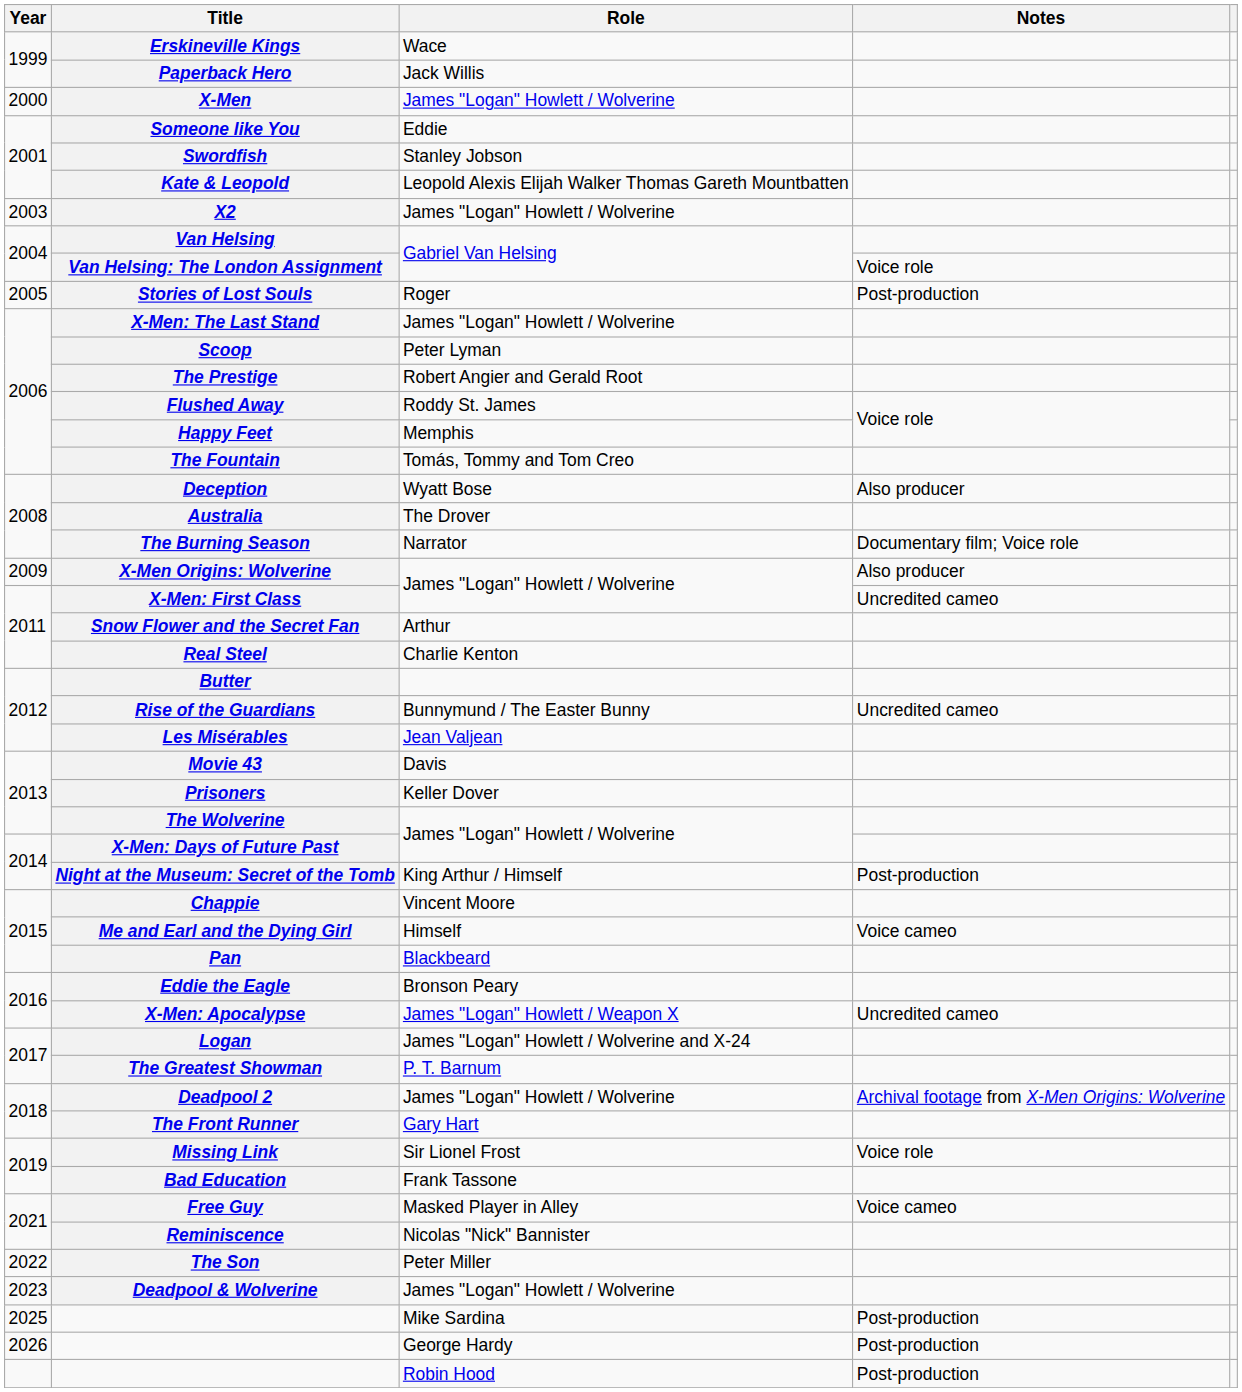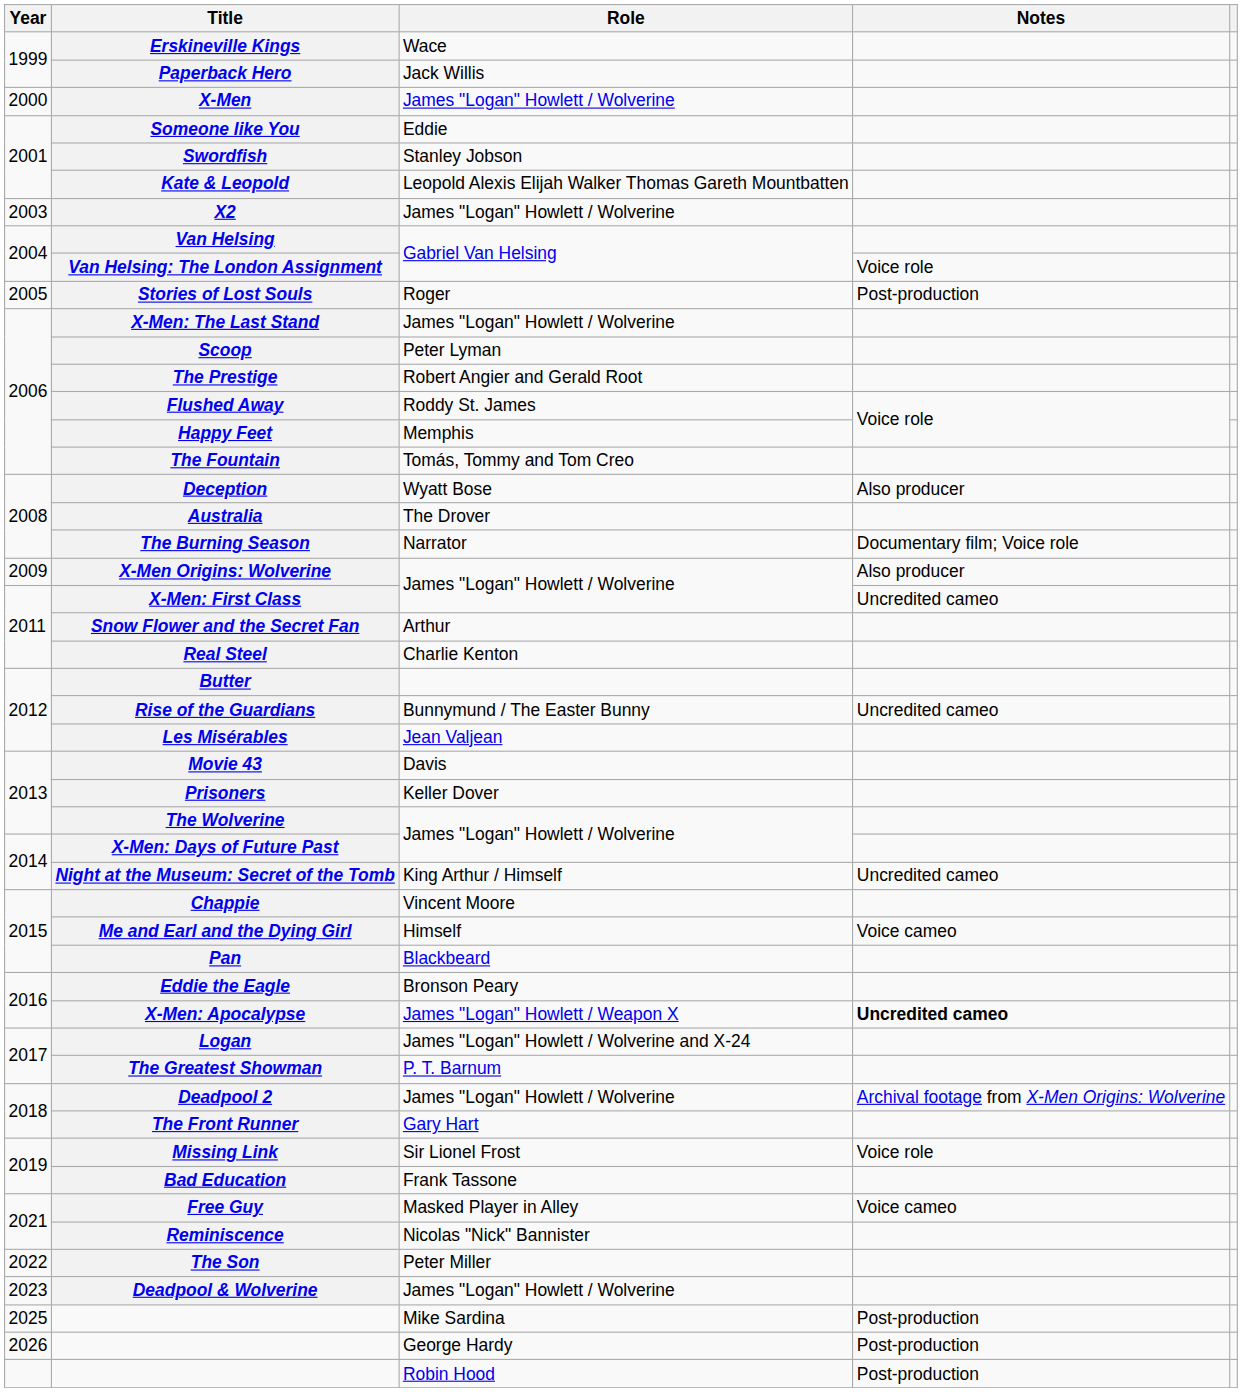(918, 875) Post-production -> (928, 875) Uncredited cameo
(928, 1014) normal -> (932, 1014) bold
